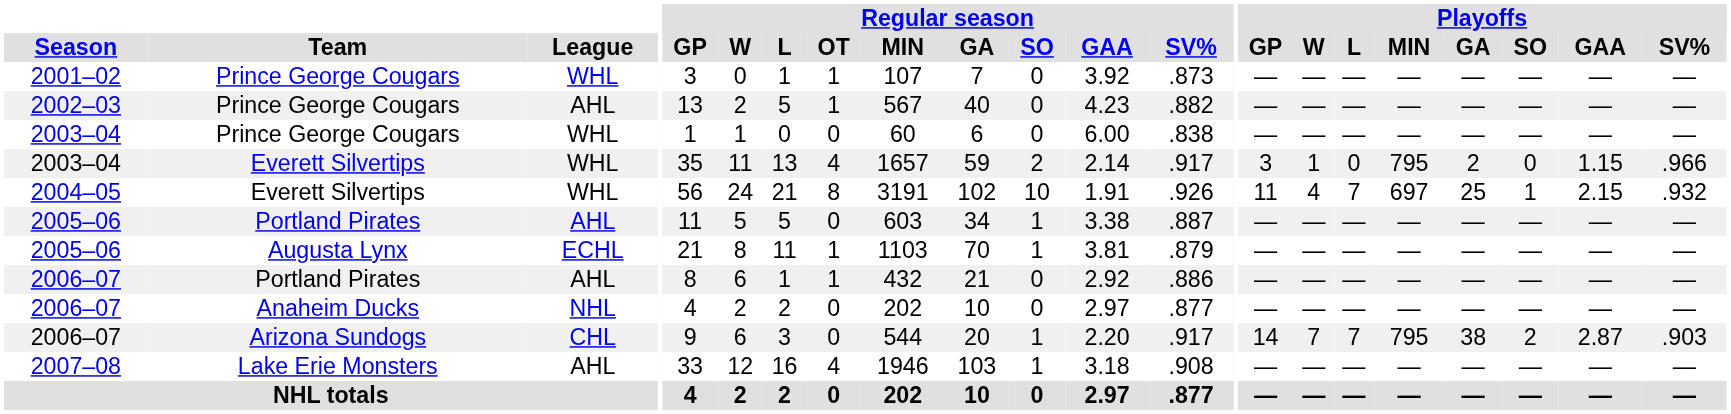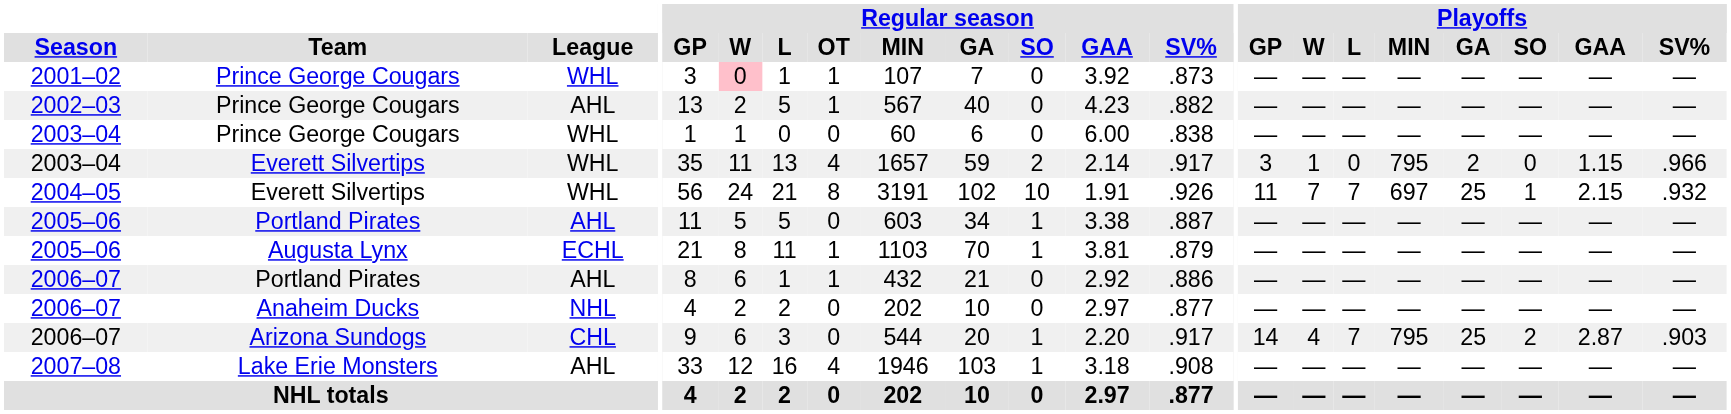(740, 76) no background -> (740, 76) pink background
(1314, 192) 4 -> (1314, 192) 7
(1314, 337) 7 -> (1314, 337) 4
(1473, 337) 38 -> (1473, 337) 25
